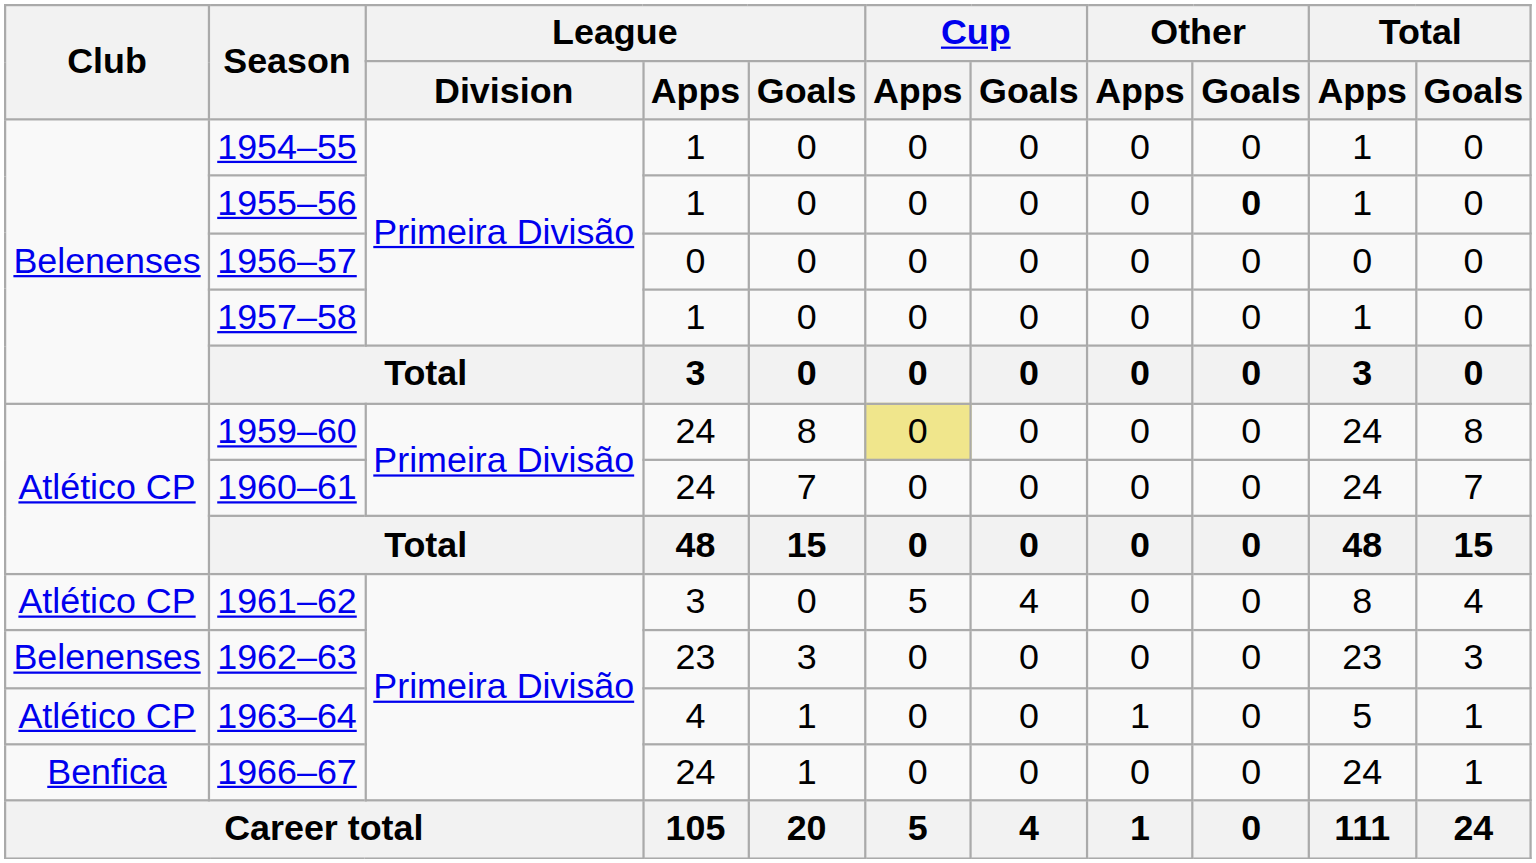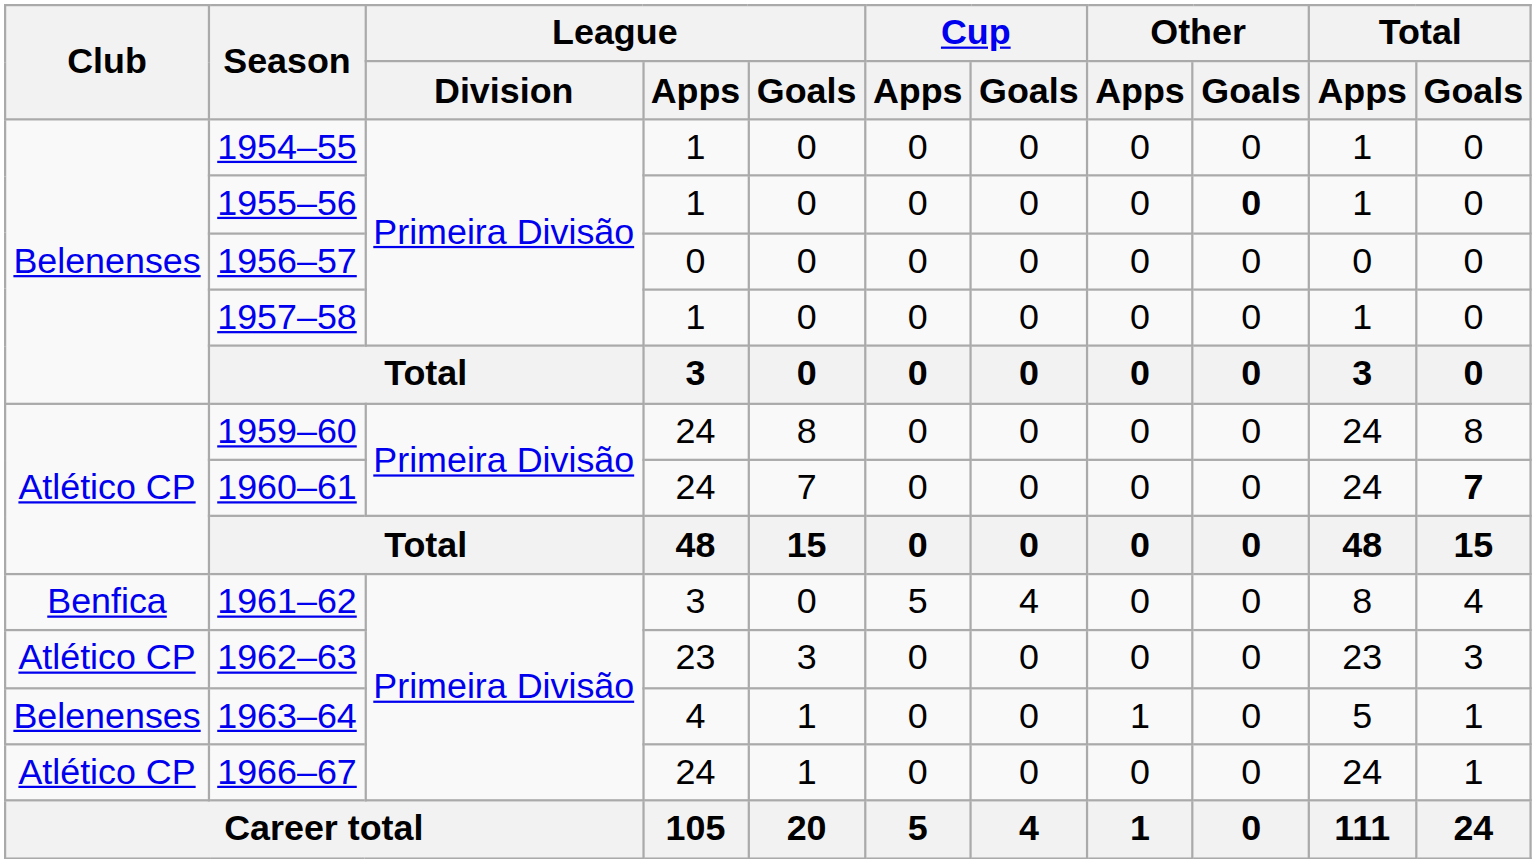(918, 430) khaki background -> (918, 430) no background
(1473, 487) normal -> (1473, 487) bold
(107, 601) Atlético CP -> (107, 601) Benfica
(107, 658) Belenenses -> (107, 658) Atlético CP
(107, 715) Atlético CP -> (107, 715) Belenenses
(107, 771) Benfica -> (107, 771) Atlético CP
